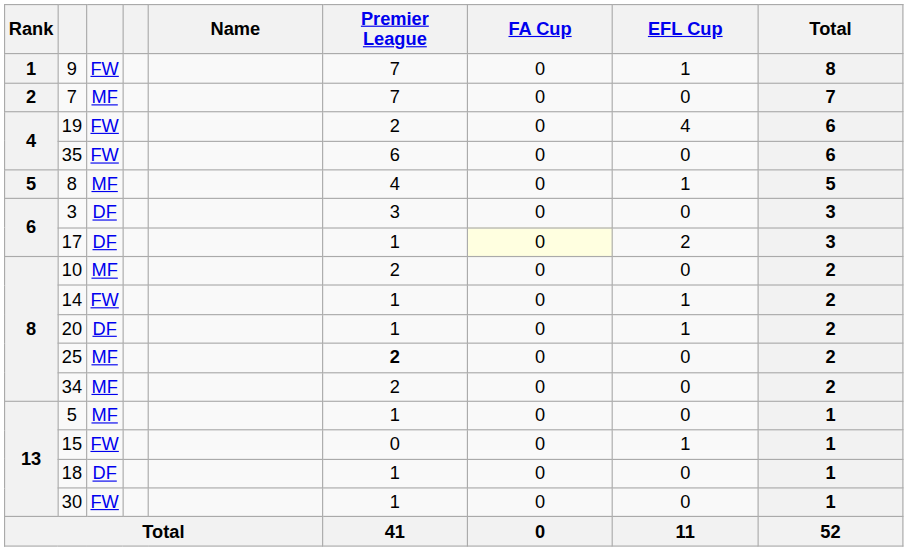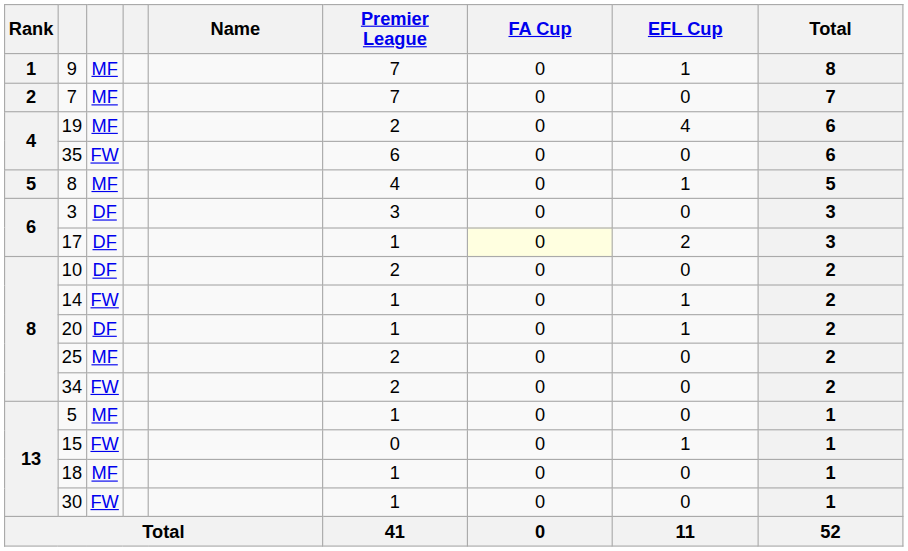(105, 68) FW -> (105, 68) MF
(105, 126) FW -> (105, 126) MF
(105, 270) MF -> (105, 270) DF
(395, 357) bold -> (395, 357) normal
(105, 386) MF -> (105, 386) FW
(105, 473) DF -> (105, 473) MF
